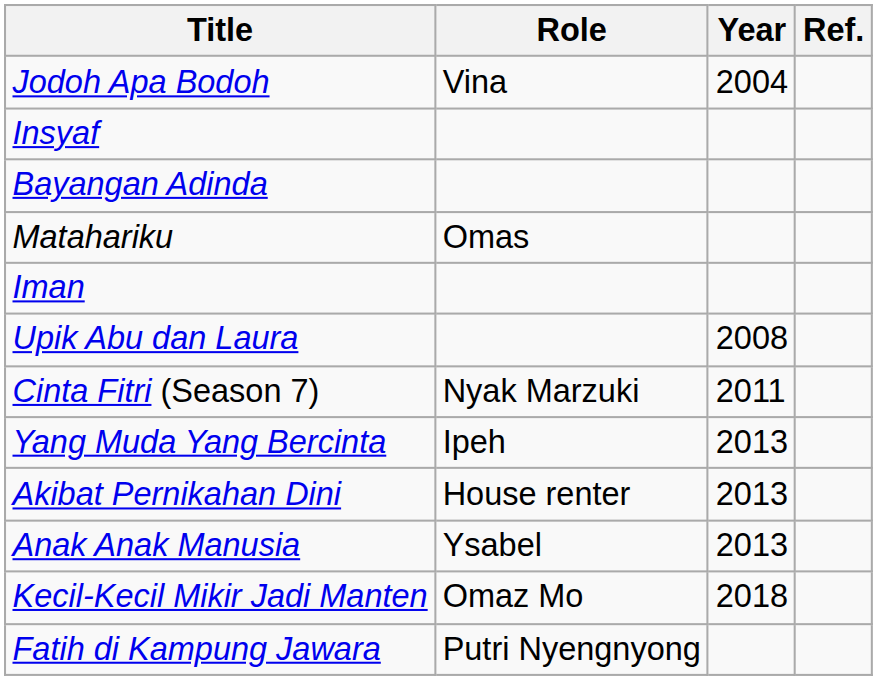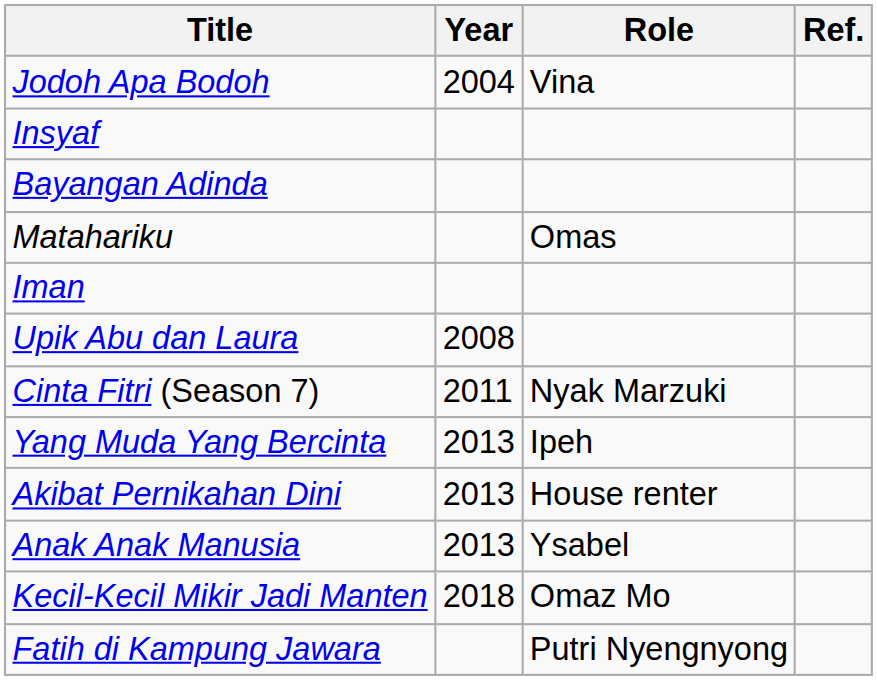columns swapped: (752, 30) <-> (572, 30)
